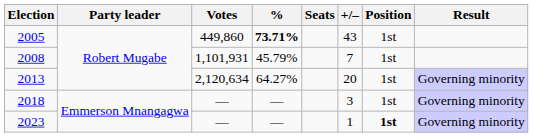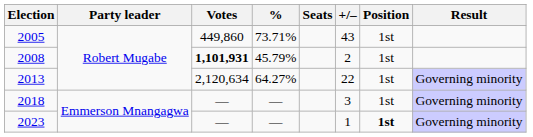(277, 36) bold -> (276, 36) normal
(222, 57) normal -> (222, 57) bold
(350, 57) 7 -> (348, 57) 2
(350, 79) 20 -> (348, 79) 22
